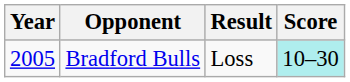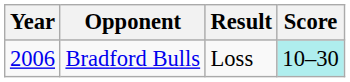(32, 58) 2005 -> (32, 58) 2006
